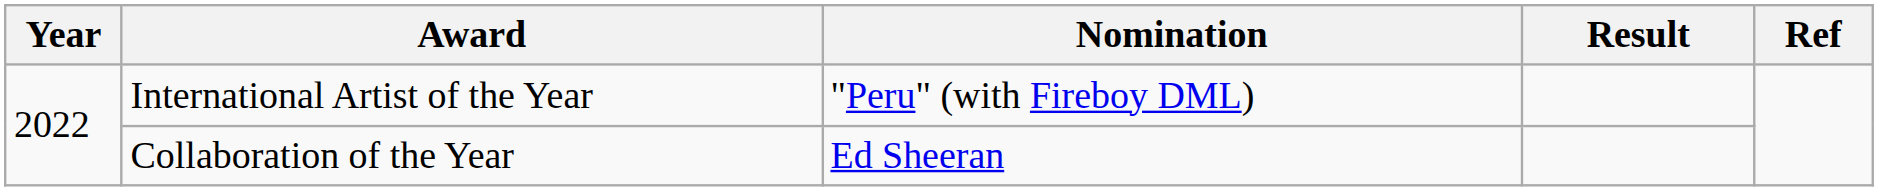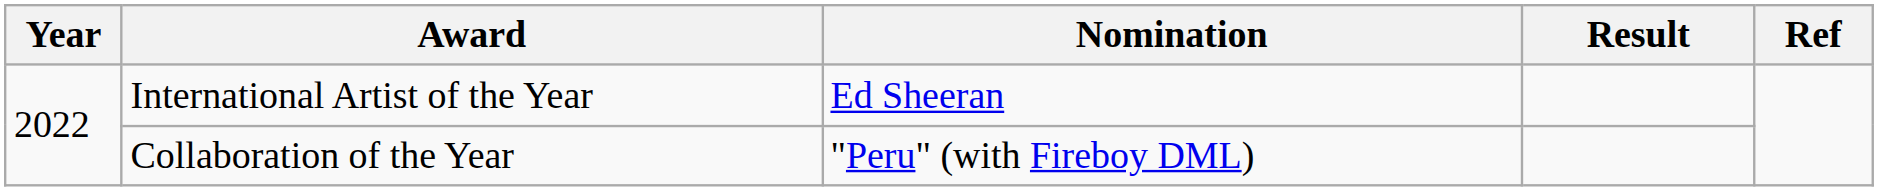(1042, 94) "Peru" (with Fireboy DML) -> (917, 94) Ed Sheeran
(917, 154) Ed Sheeran -> (1042, 154) "Peru" (with Fireboy DML)
